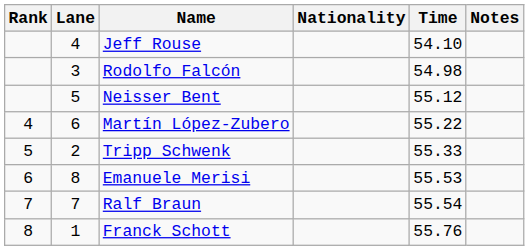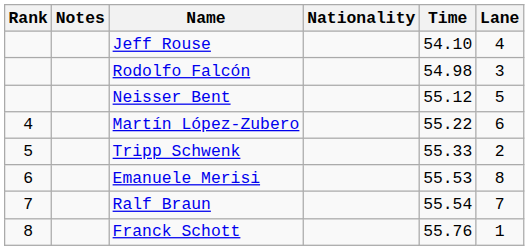columns swapped: (75, 18) <-> (495, 18)
